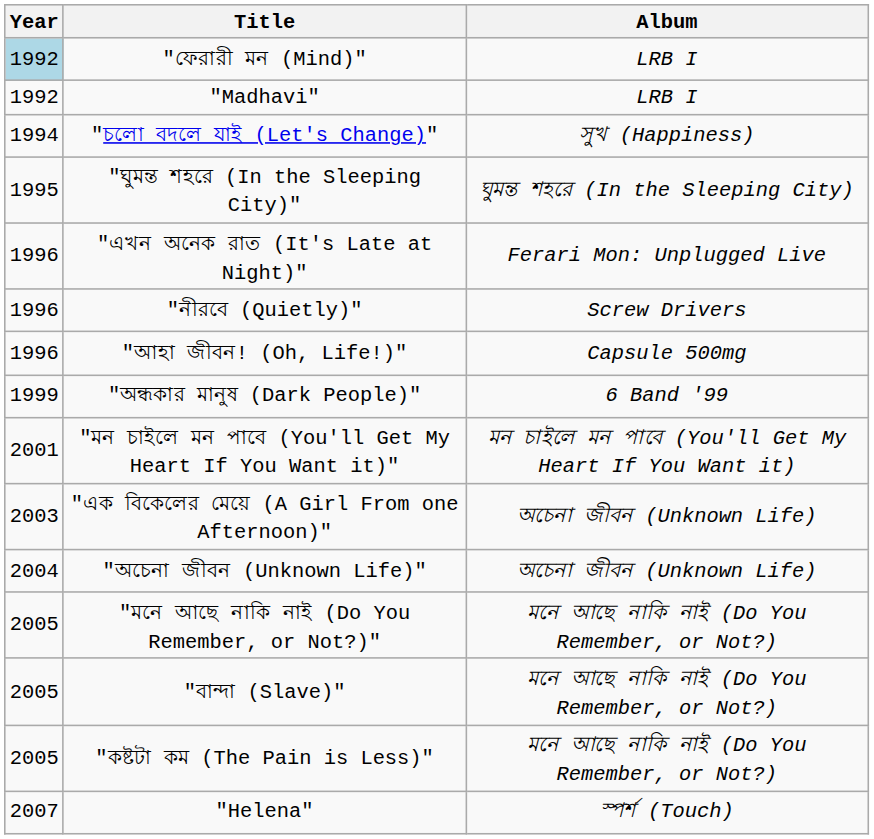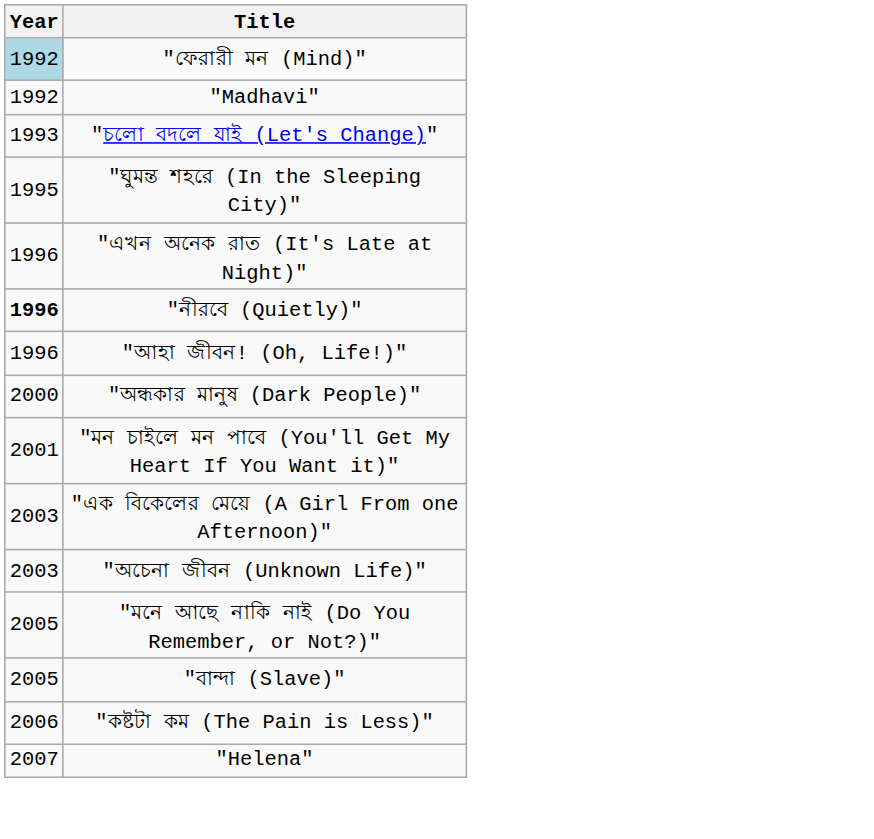- column: (667, 21)
(34, 135) 1994 -> (34, 135) 1993
(34, 310) normal -> (34, 310) bold
(34, 396) 1999 -> (34, 396) 2000
(34, 571) 2004 -> (34, 571) 2003
(34, 758) 2005 -> (34, 723) 2006
